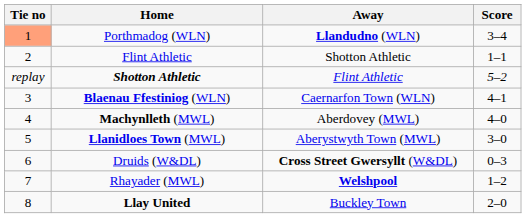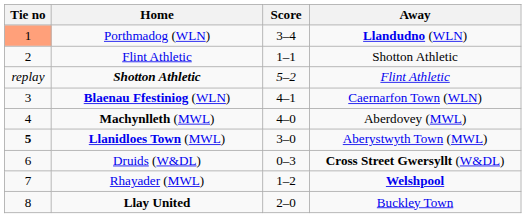columns swapped: (497, 14) <-> (368, 14)
(28, 139) normal -> (28, 139) bold
